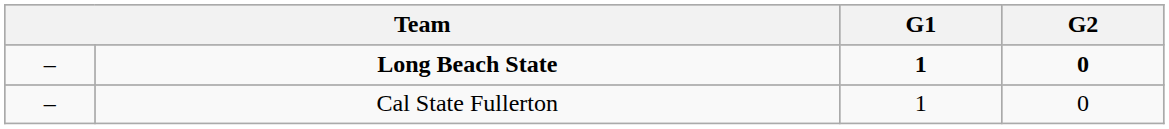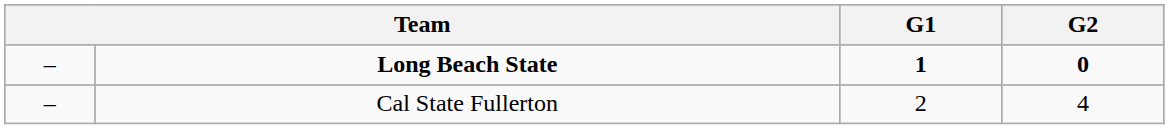(921, 104) 1 -> (921, 104) 2
(1083, 104) 0 -> (1083, 104) 4
